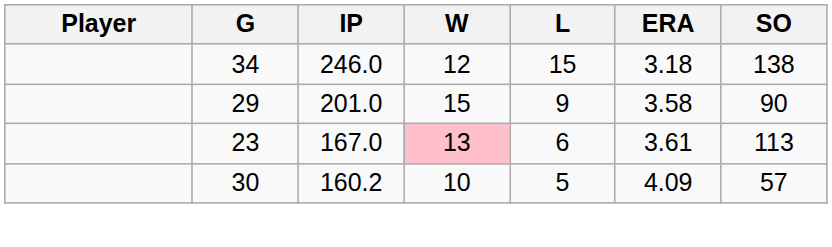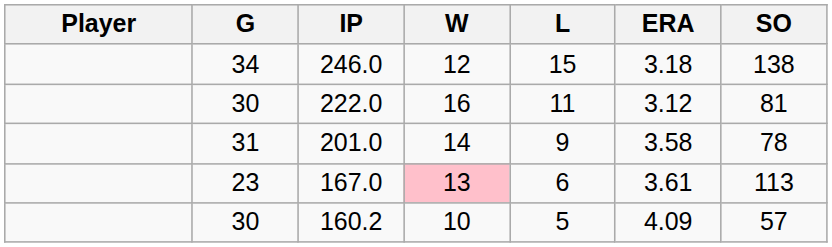+ row: (351, 103)
(245, 103) 29 -> (245, 143) 31
(457, 103) 15 -> (457, 143) 14
(774, 103) 90 -> (774, 143) 78
